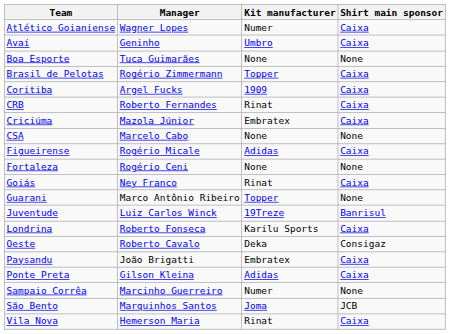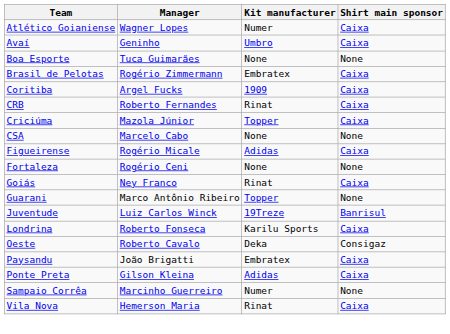(261, 74) Topper -> (267, 74) Embratex
(267, 120) Embratex -> (261, 120) Topper
- row: (32, 306)
